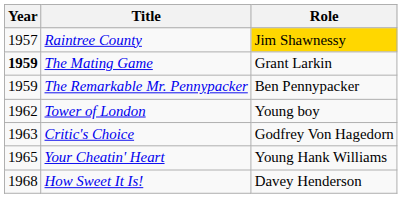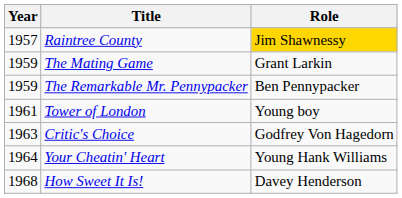(23, 63) bold -> (23, 63) normal
(23, 110) 1962 -> (23, 110) 1961
(23, 157) 1965 -> (23, 157) 1964
